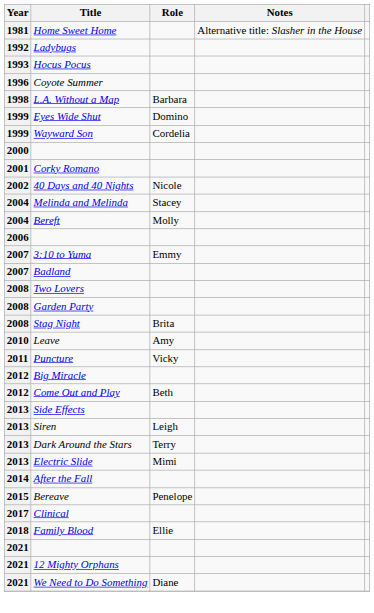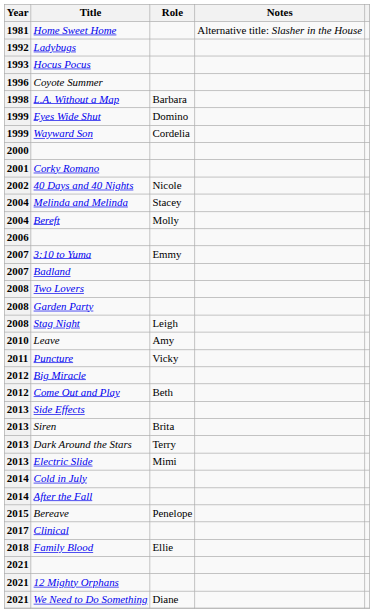(163, 323) Brita -> (165, 323) Leigh
(165, 427) Leigh -> (163, 427) Brita
+ row: (18, 479)
